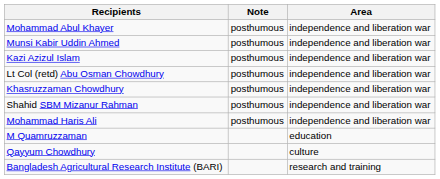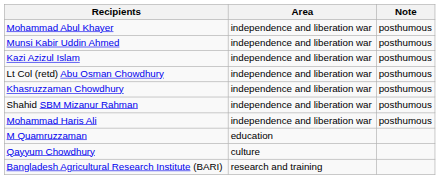columns swapped: (361, 12) <-> (258, 12)
